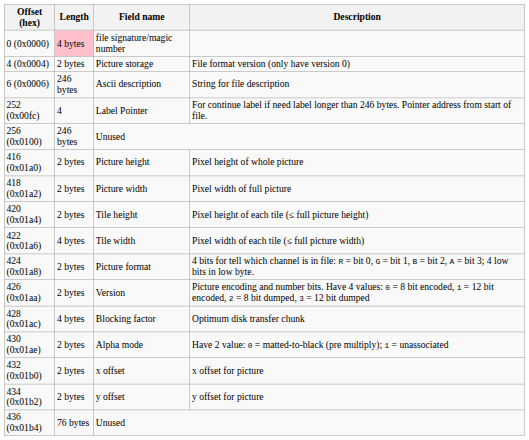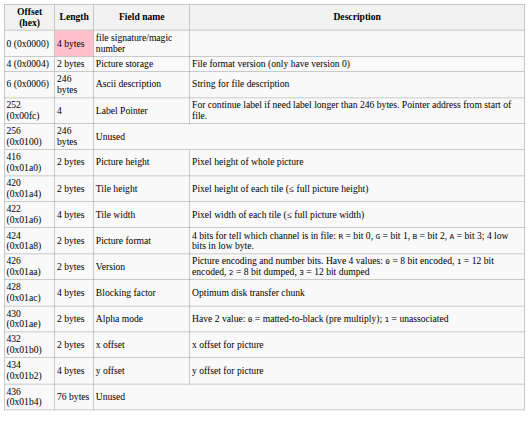- row: (24, 188)
(71, 397) 2 bytes -> (71, 371) 4 bytes
